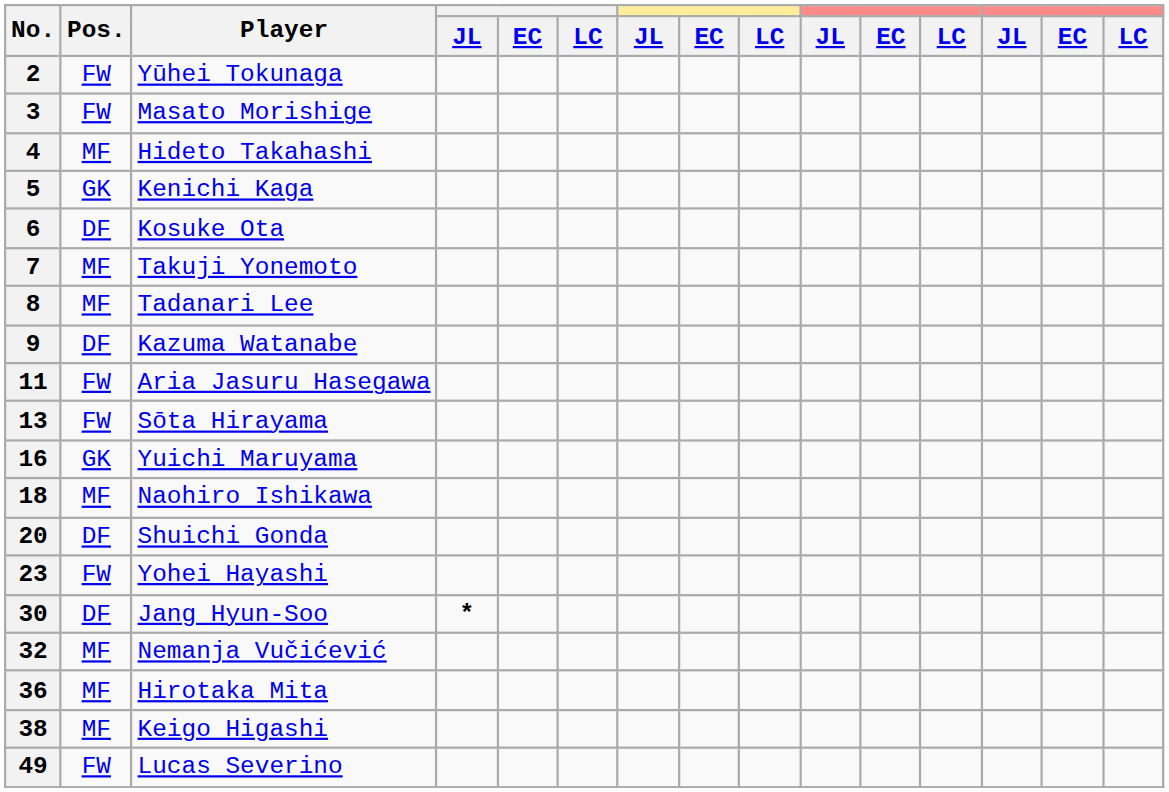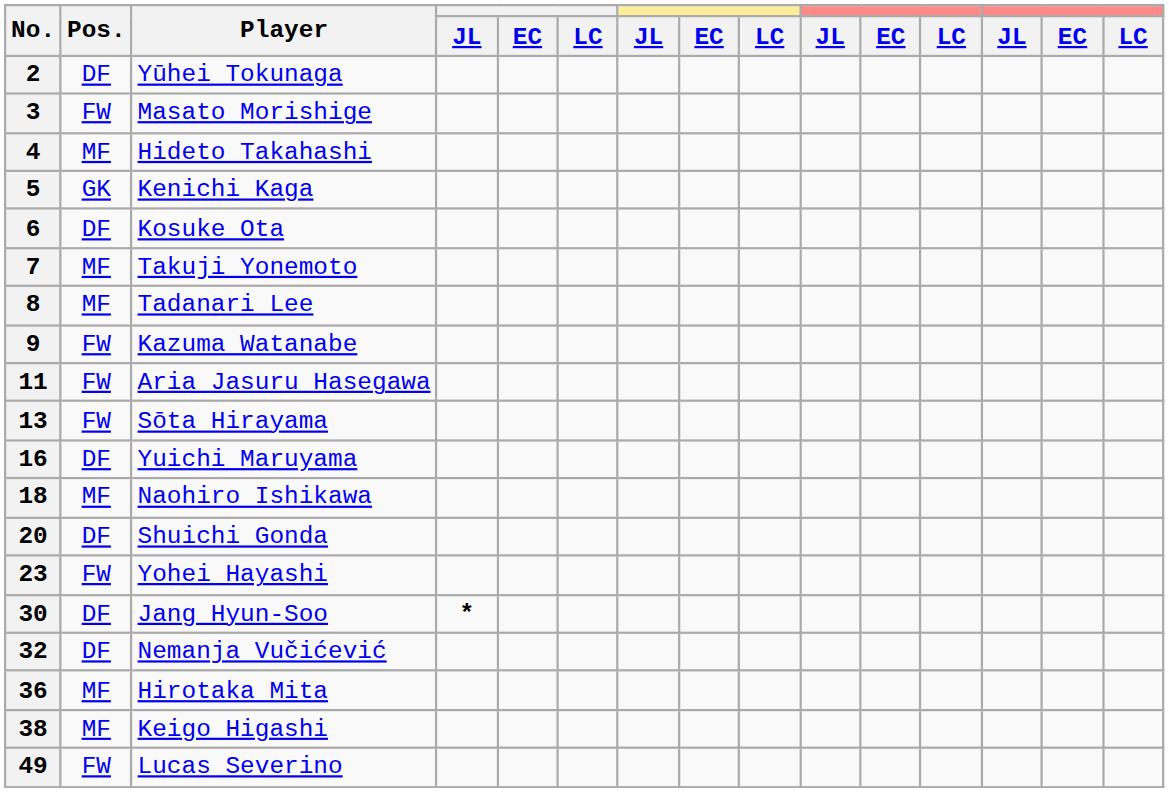(96, 75) FW -> (96, 75) DF
(96, 344) DF -> (96, 344) FW
(96, 459) GK -> (96, 459) DF
(96, 652) MF -> (96, 652) DF
